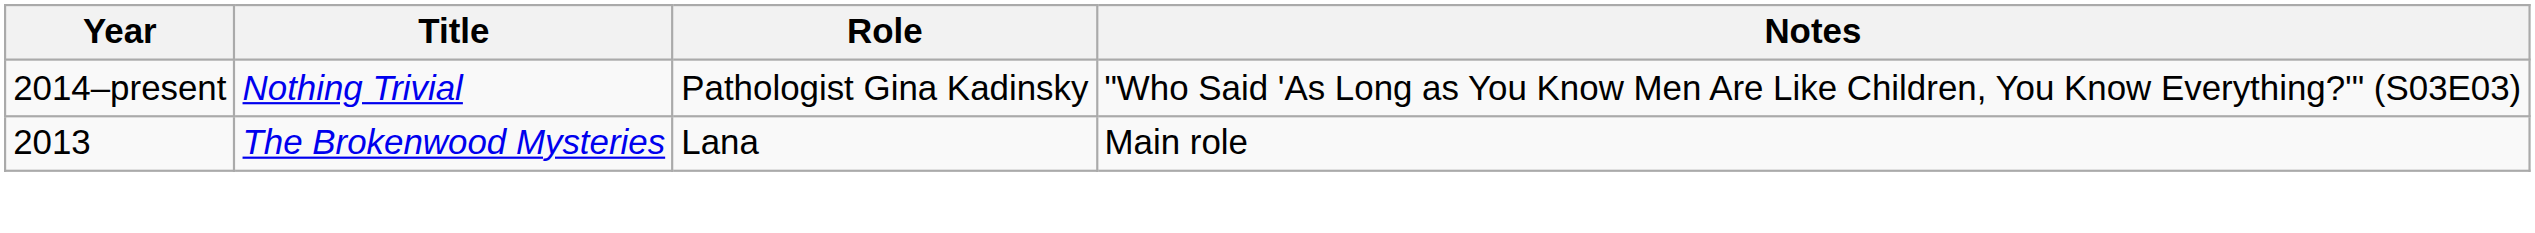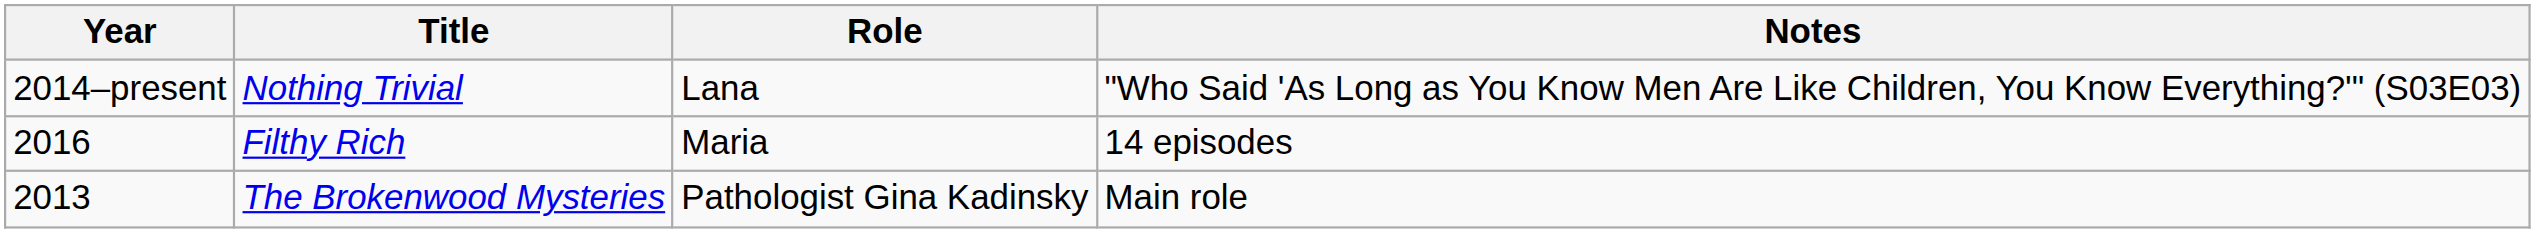(885, 87) Pathologist Gina Kadinsky -> (720, 87) Lana
+ row: (324, 142)
(720, 142) Lana -> (885, 198) Pathologist Gina Kadinsky
